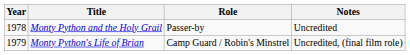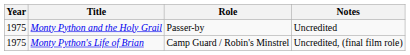(16, 27) 1978 -> (16, 27) 1975
(16, 43) 1979 -> (16, 43) 1975
